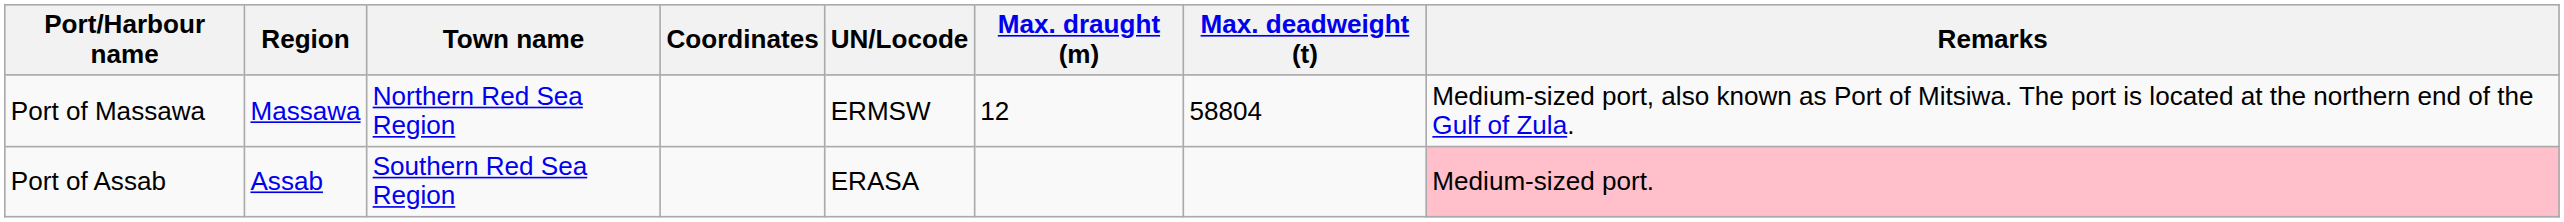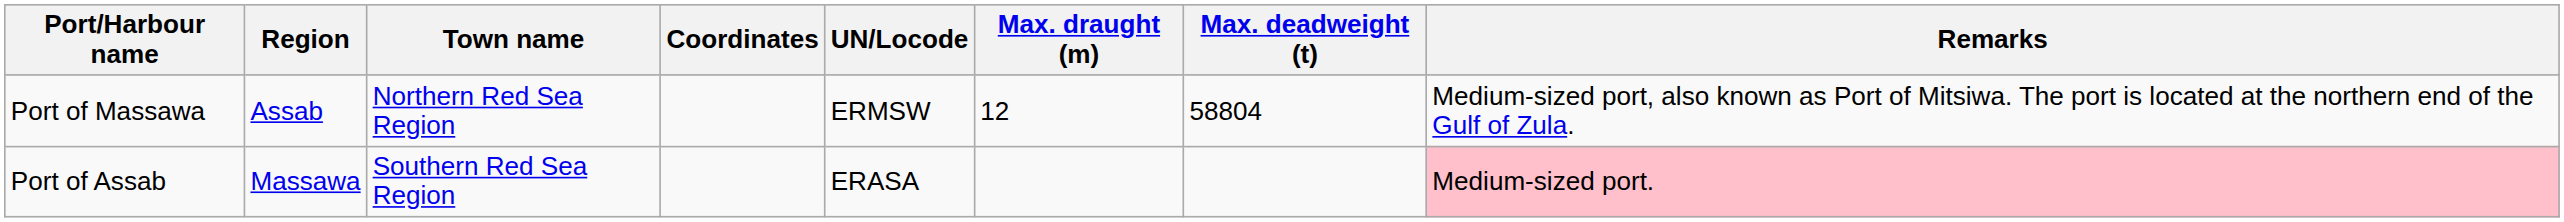(306, 110) Massawa -> (287, 110) Assab
(287, 181) Assab -> (306, 181) Massawa
